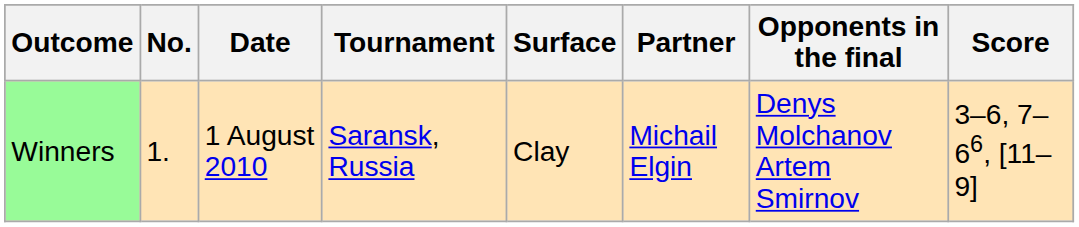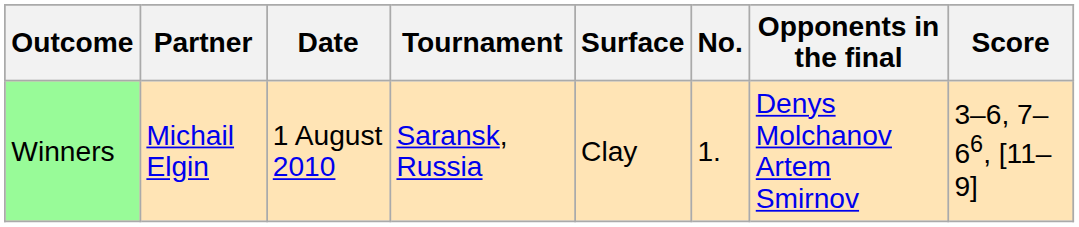columns swapped: (169, 42) <-> (686, 42)
